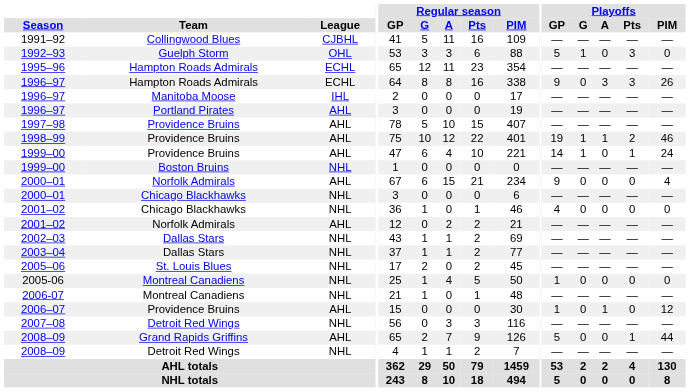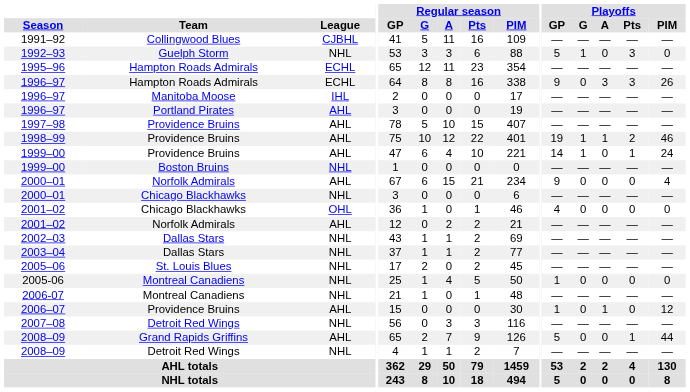(340, 53) OHL -> (340, 53) NHL
(340, 210) NHL -> (340, 210) OHL
